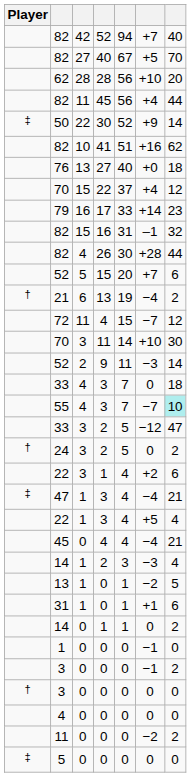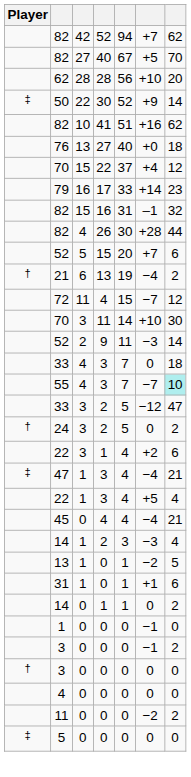(175, 36) 40 -> (175, 36) 62
- row: (62, 100)
